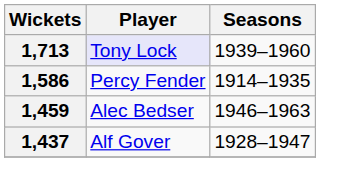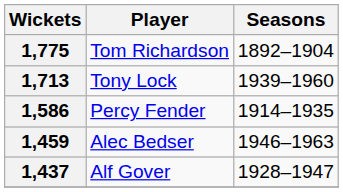+ row: (45, 50)
(133, 50) lavender background -> (133, 80) no background
